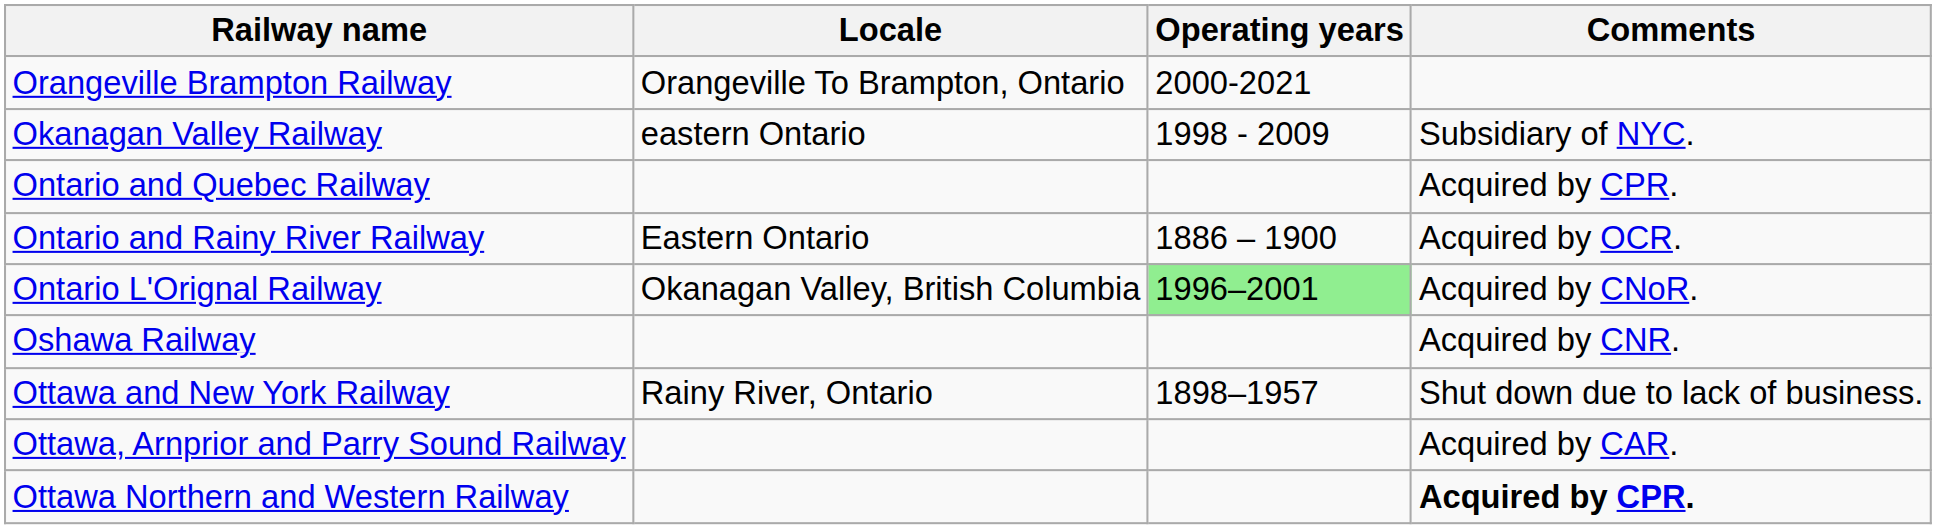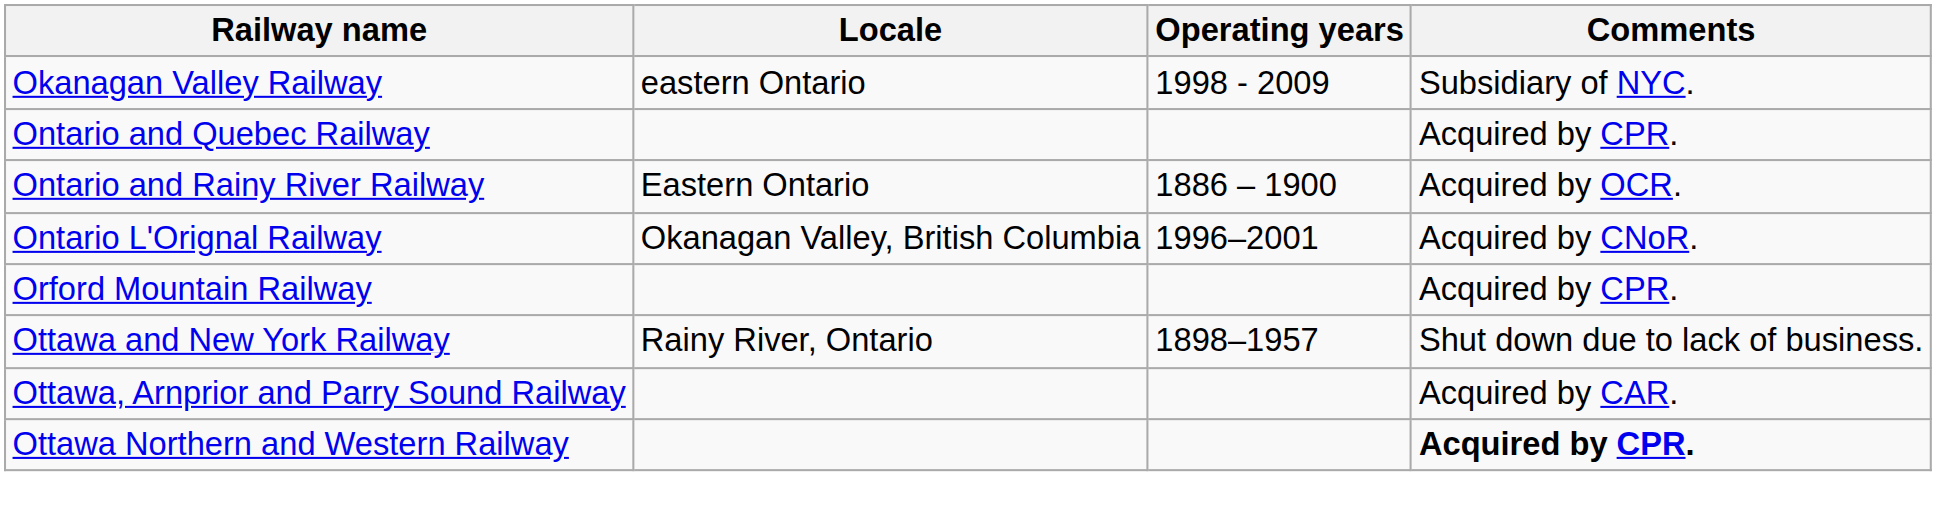- row: (232, 82)
(1237, 289) lightgreen background -> (1237, 237) no background
+ row: (192, 289)
- row: (134, 340)
